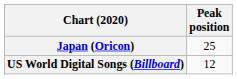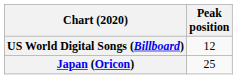rows swapped: (95, 45) <-> (95, 64)
